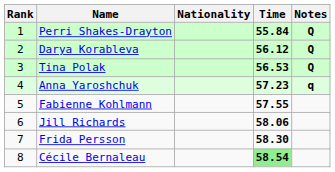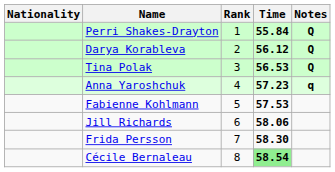columns swapped: (20, 13) <-> (214, 13)
(272, 103) 57.55 -> (272, 103) 57.53
